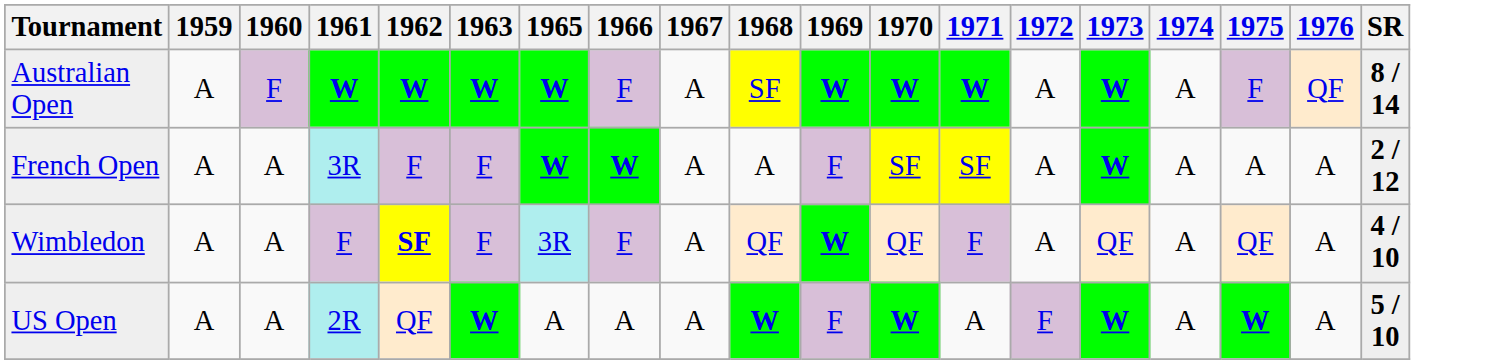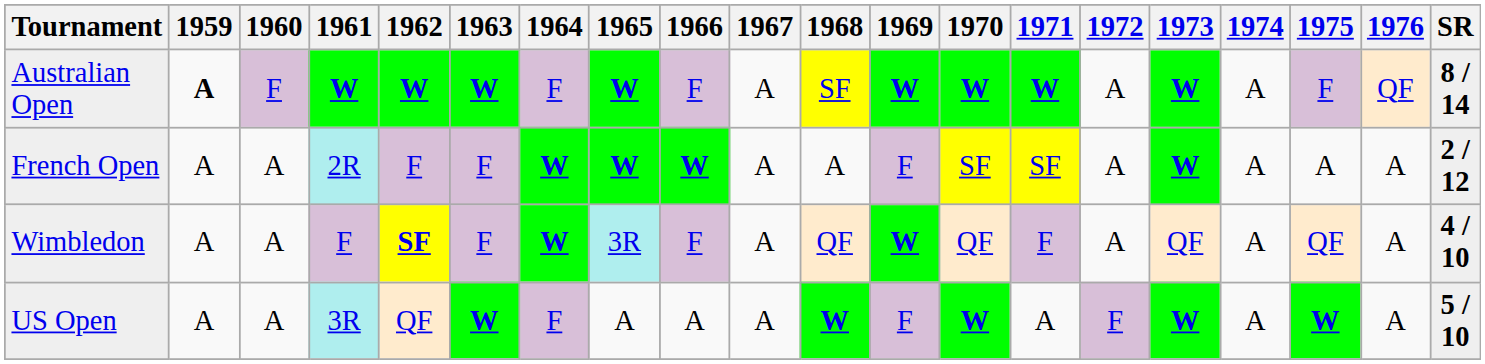+ column: (554, 27)
(204, 88) normal -> (204, 88) bold
(344, 165) 3R -> (344, 165) 2R
(344, 319) 2R -> (344, 319) 3R
